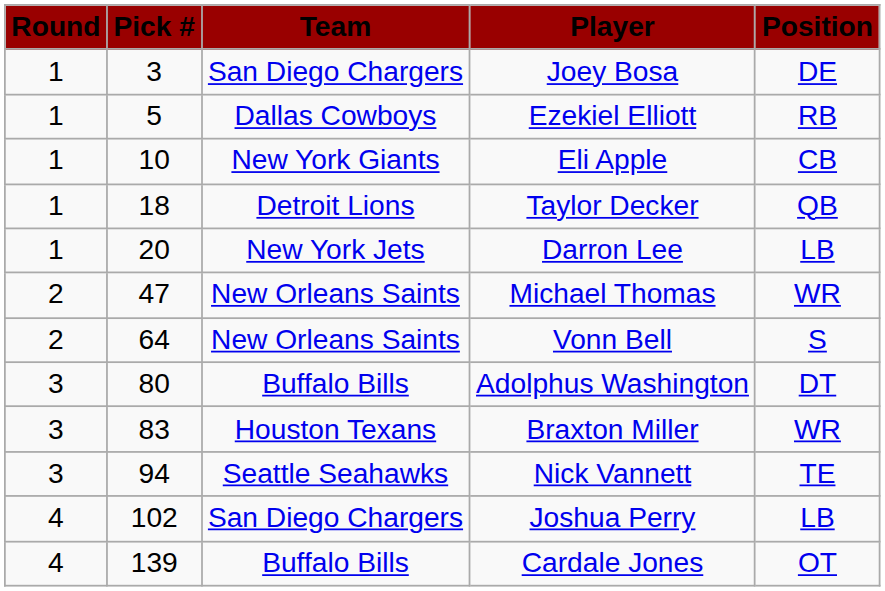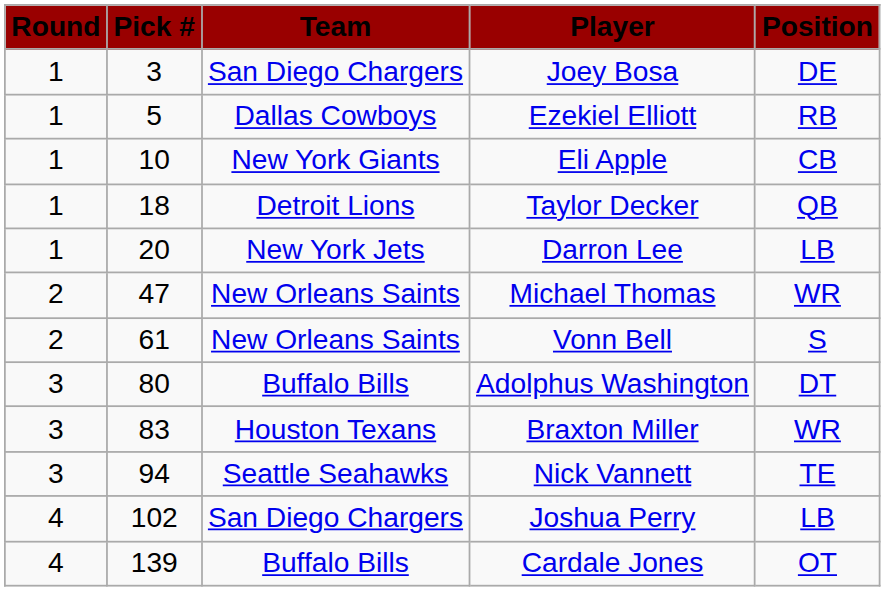(154, 339) 64 -> (154, 339) 61
